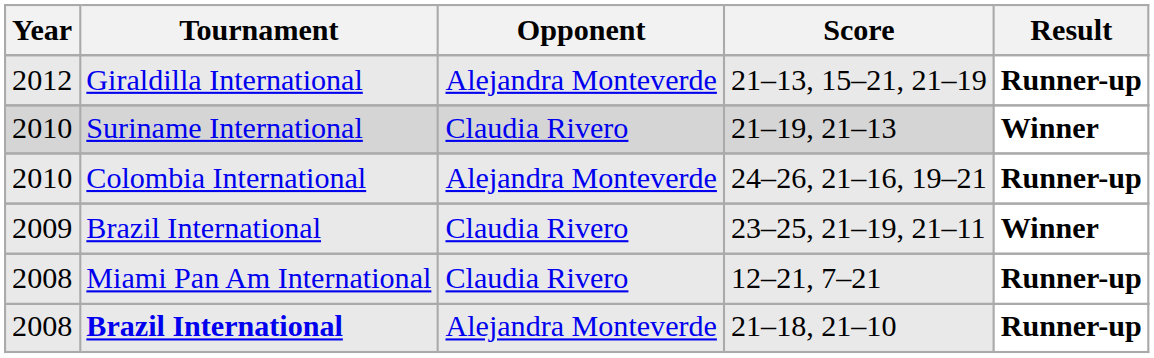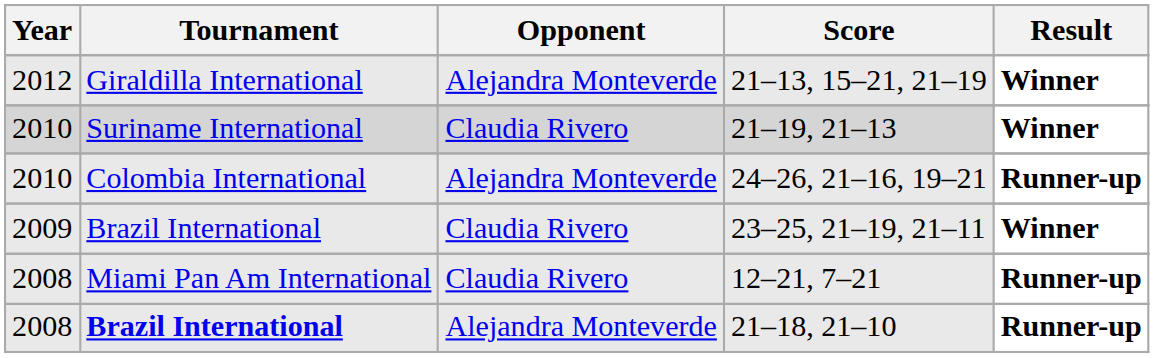(1071, 79) Runner-up -> (1050, 79) Winner
